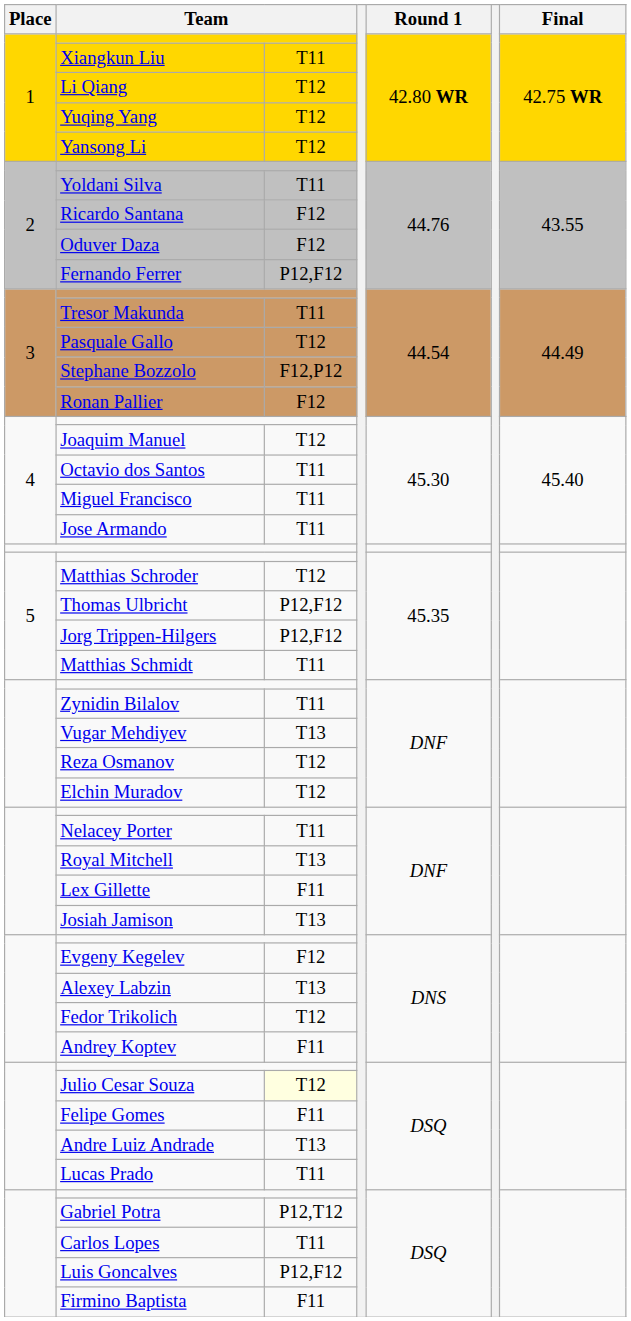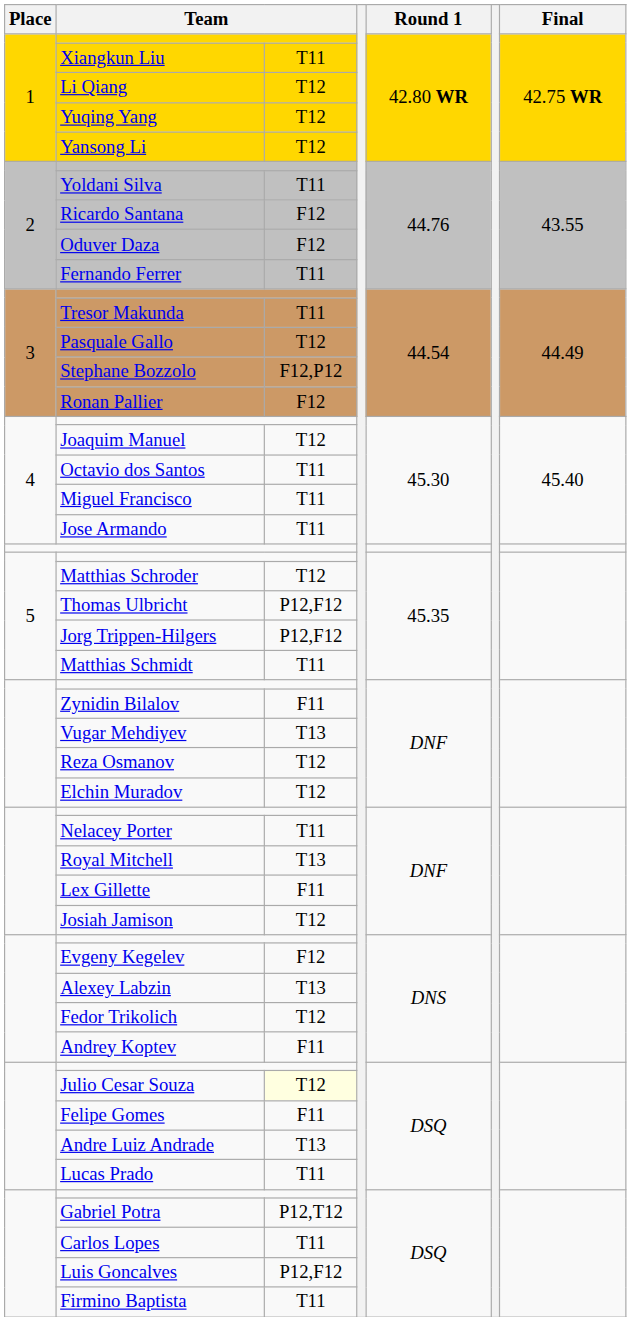(311, 274) P12,F12 -> (311, 274) T11
(311, 703) T11 -> (311, 703) F11
(311, 919) T13 -> (311, 919) T12
(311, 1301) F11 -> (311, 1301) T11
